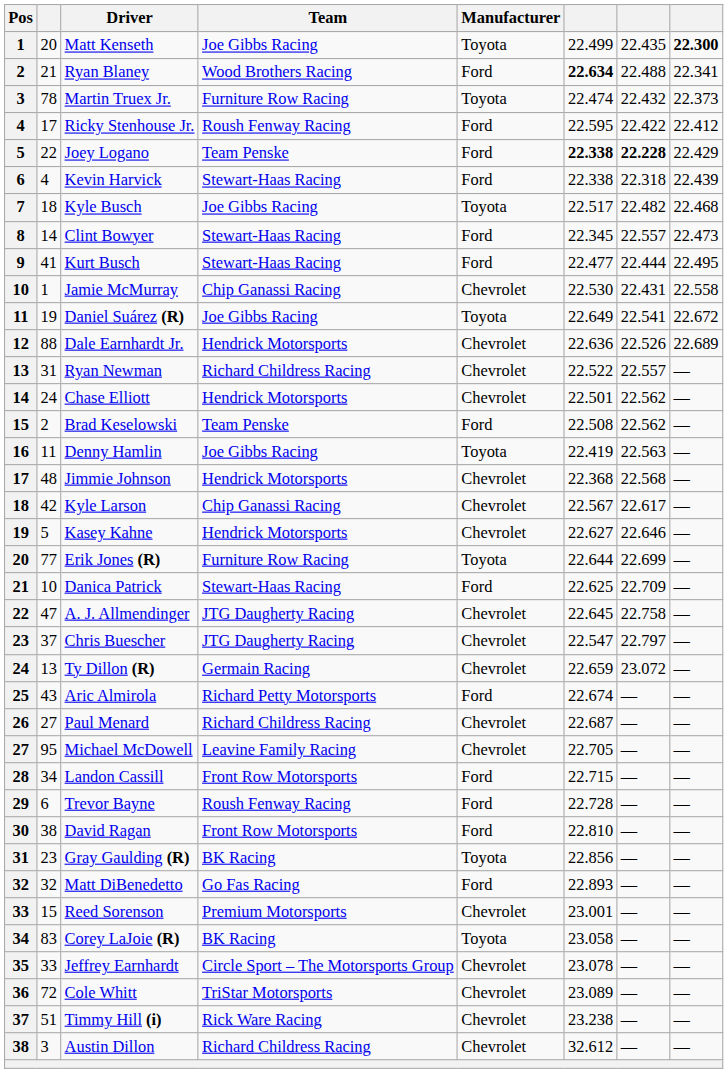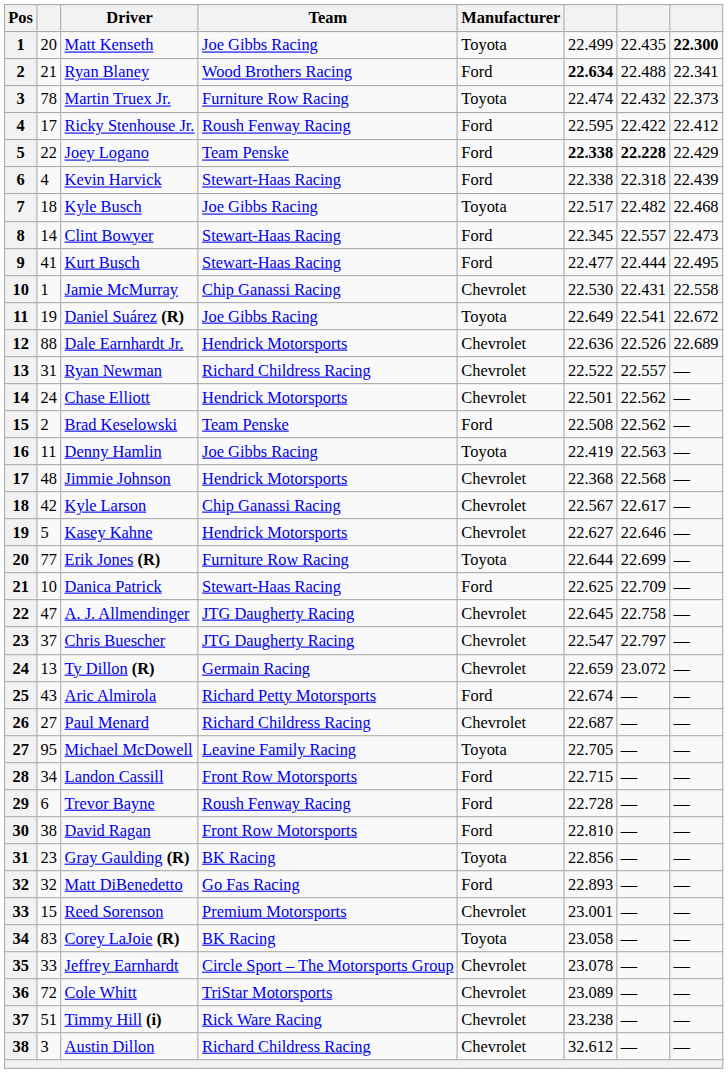(494, 749) Chevrolet -> (484, 749) Toyota
